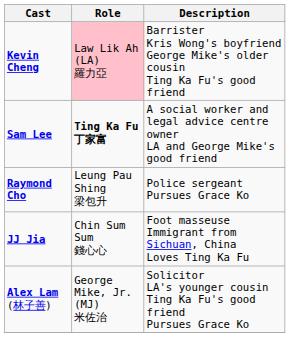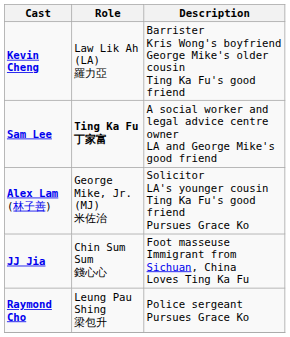(106, 60) pink background -> (106, 60) no background
rows swapped: (33, 298) <-> (29, 189)
